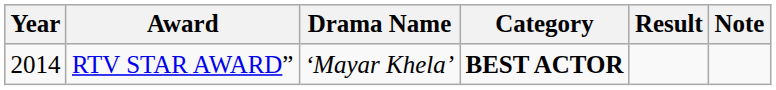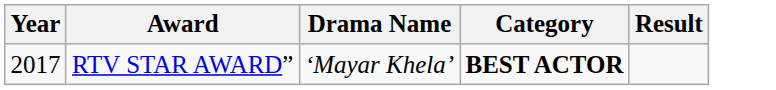- column: (739, 24)
(35, 63) 2014 -> (35, 63) 2017
